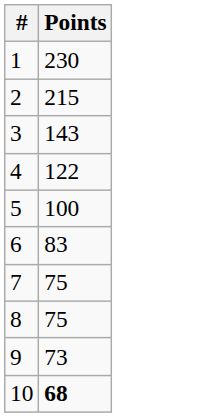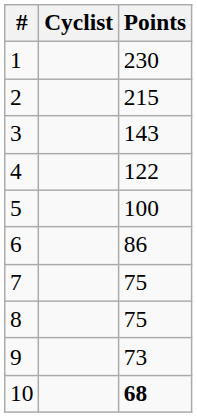+ column: (79, 23)
(56, 245) 83 -> (135, 245) 86
